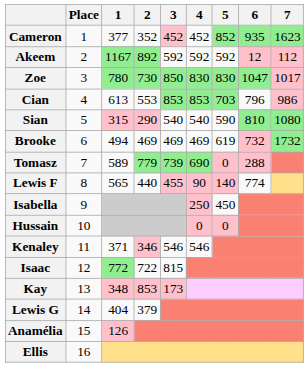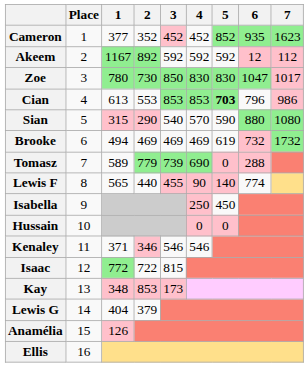(225, 99) normal -> (225, 99) bold
(199, 120) 540 -> (199, 120) 570
(255, 120) 810 -> (255, 120) 880
